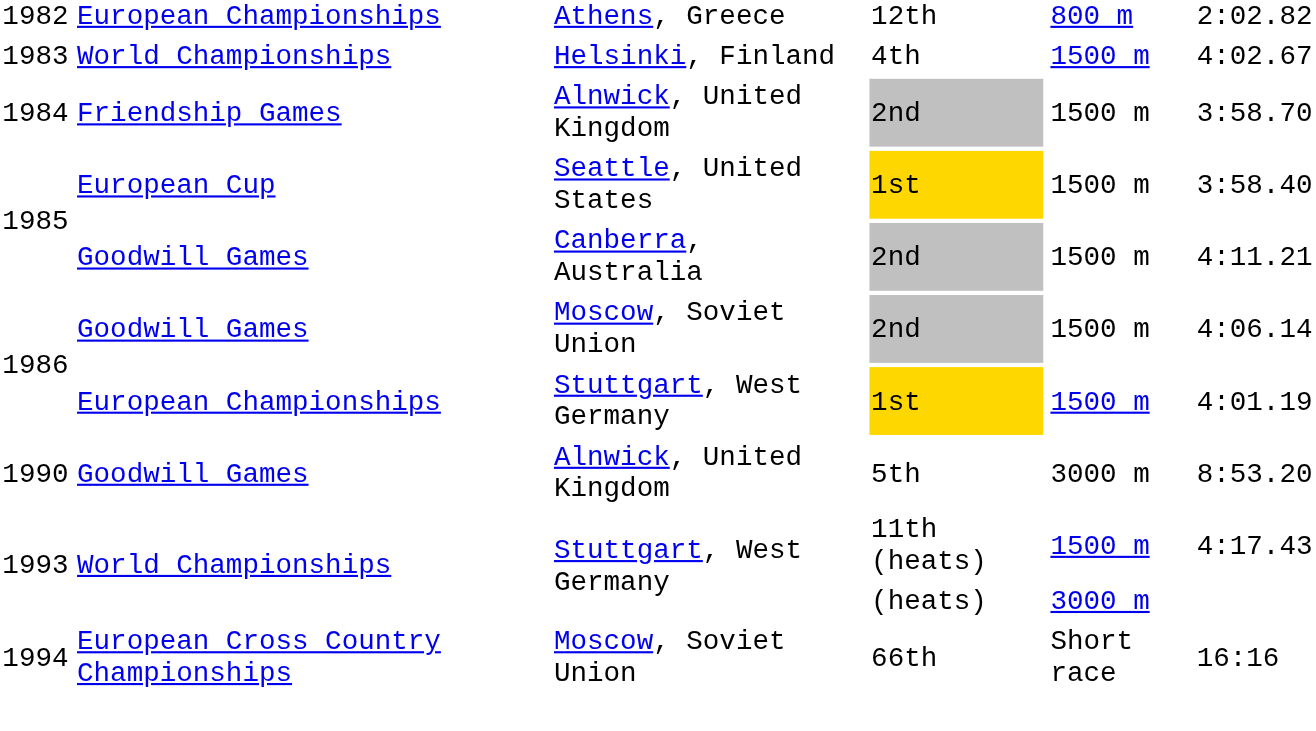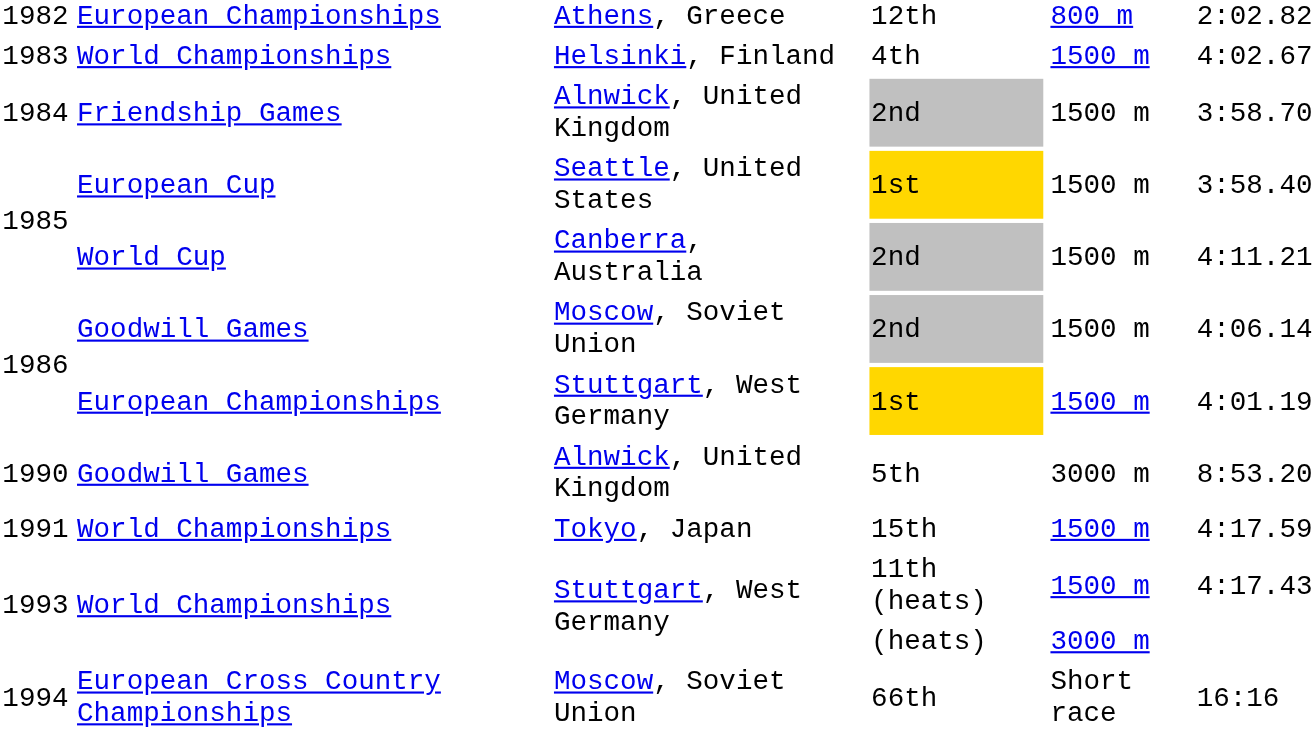(193, 257) Goodwill Games -> (151, 257) World Cup
+ row: (35, 529)
